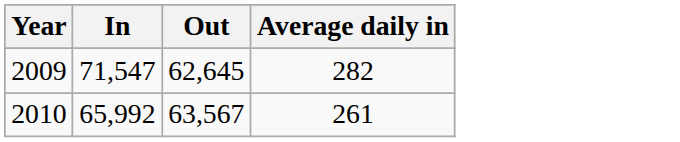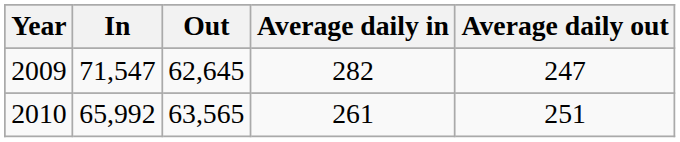+ column: (565, 26)
(206, 114) 63,567 -> (206, 114) 63,565
